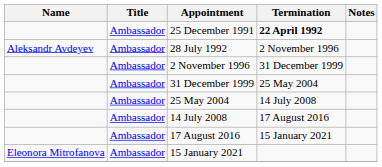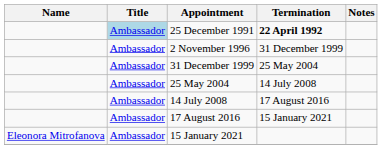(137, 30) no background -> (137, 30) lightblue background
- row: (199, 48)
